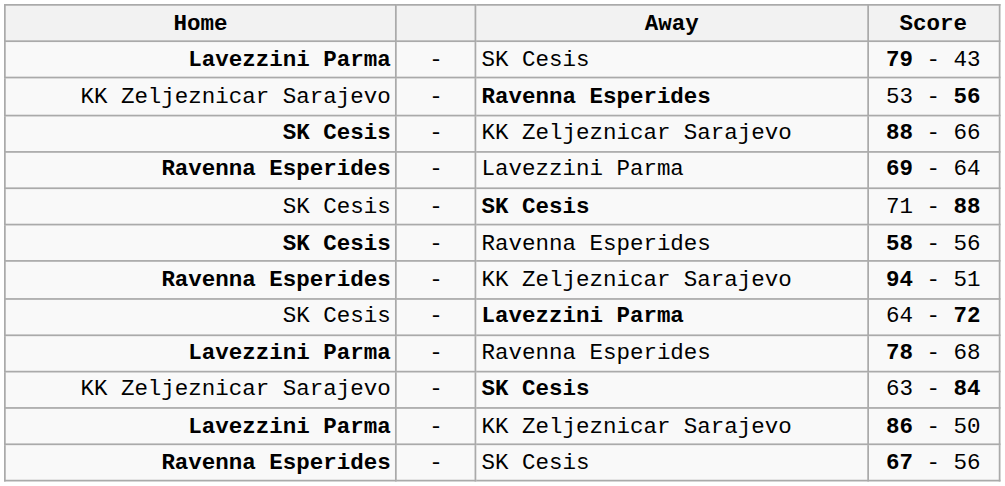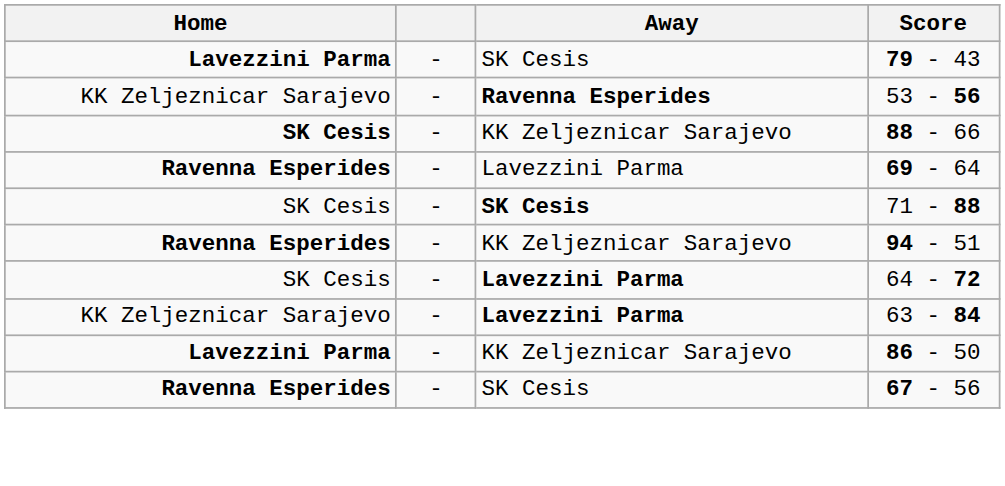- row: (933, 243)
- row: (933, 353)
(535, 390) SK Cesis -> (583, 316) Lavezzini Parma
